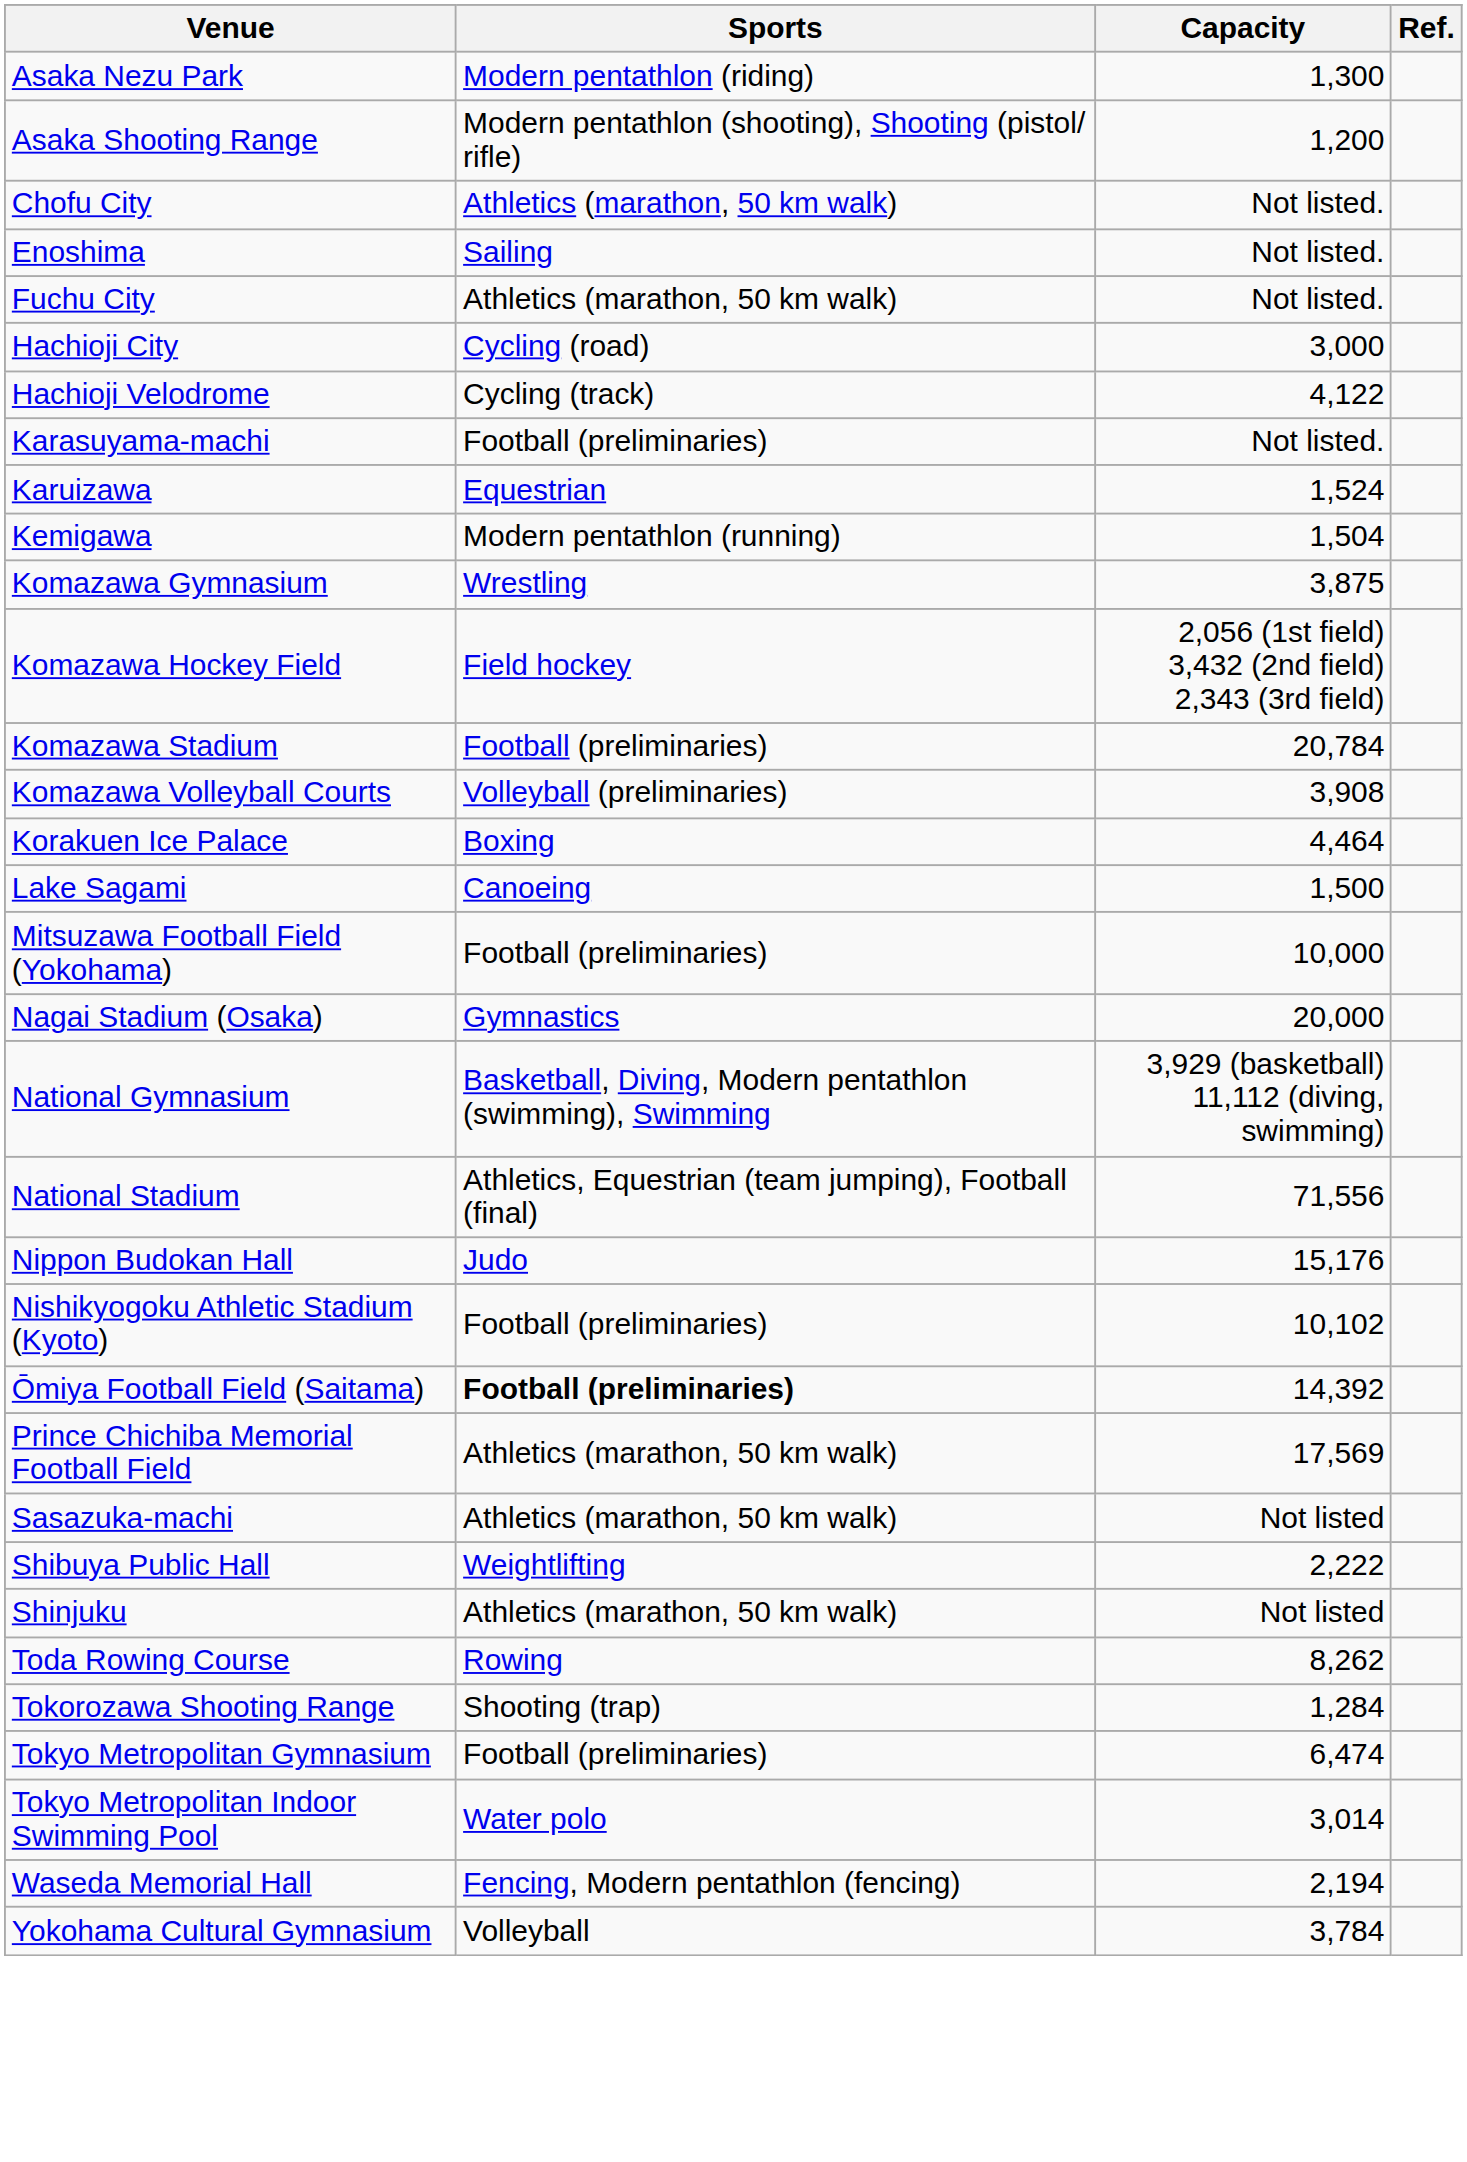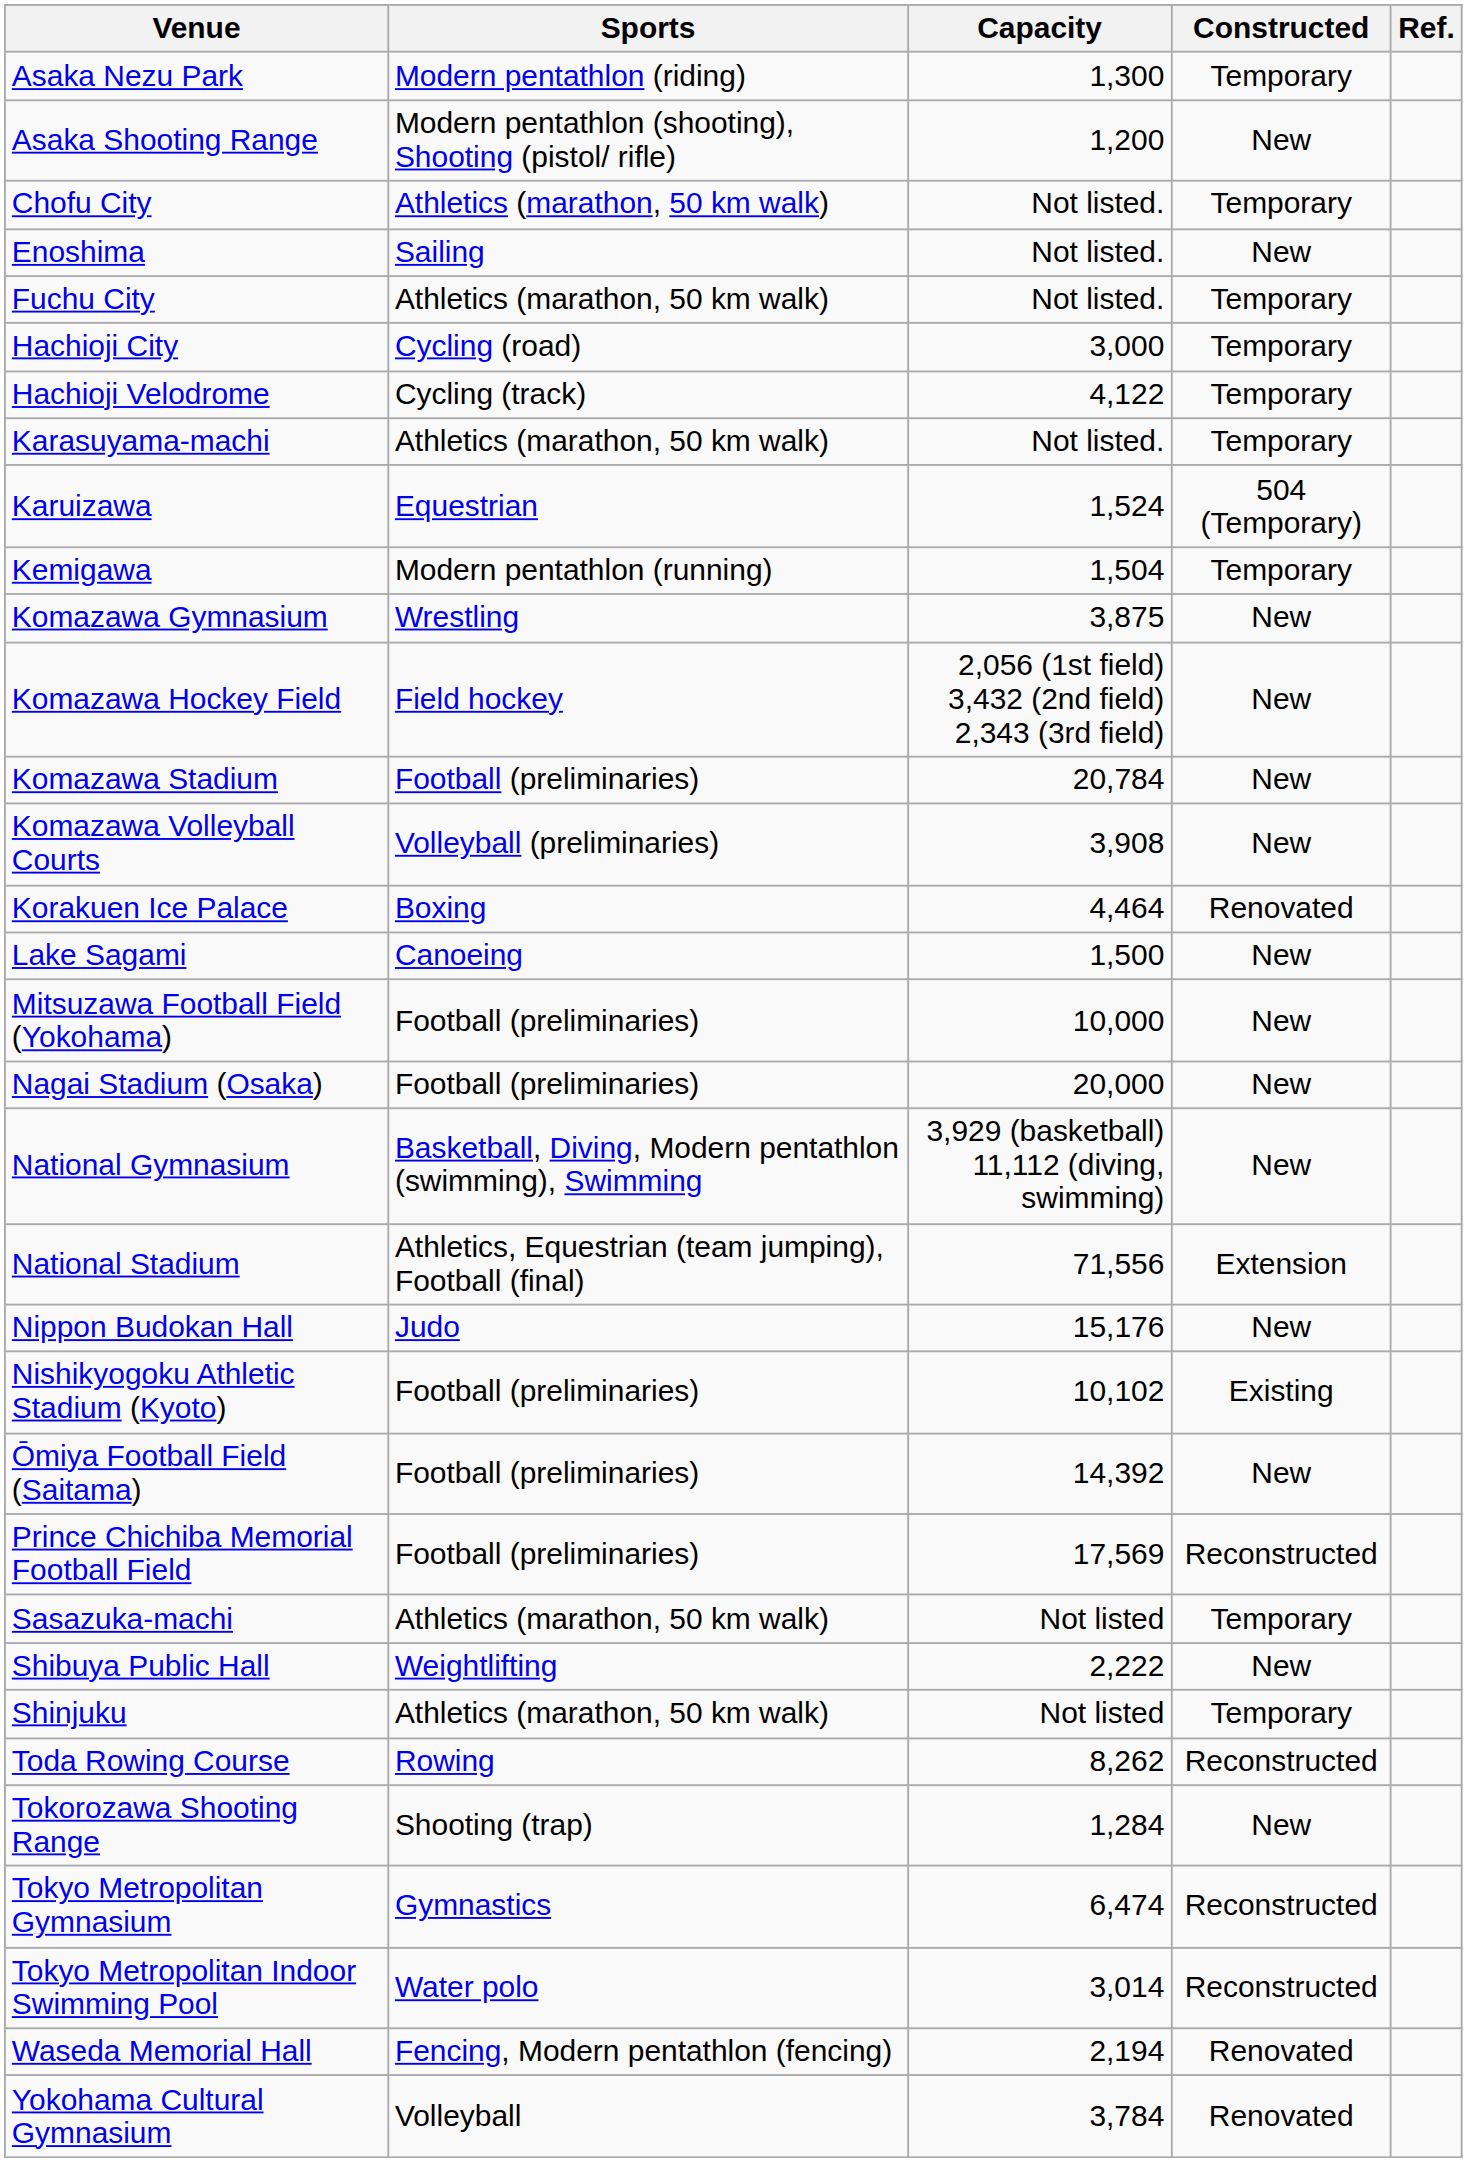+ column: (1281, 28)
(615, 441) Football (preliminaries) -> (612, 441) Athletics (marathon, 50 km walk)
(541, 1016) Gymnastics -> (547, 1084) Football (preliminaries)
(629, 1388) bold -> (547, 1473) normal
(680, 1453) Athletics (marathon, 50 km walk) -> (547, 1554) Football (preliminaries)
(615, 1754) Football (preliminaries) -> (473, 1906) Gymnastics
